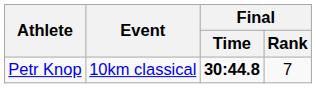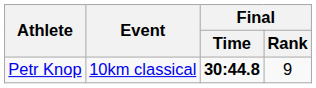(288, 69) 7 -> (288, 69) 9
